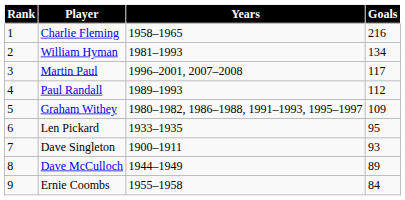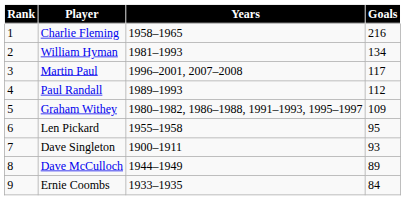(156, 128) 1933–1935 -> (156, 128) 1955–1958
(156, 185) 1955–1958 -> (156, 185) 1933–1935
